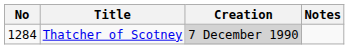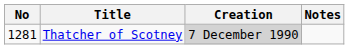(22, 34) 1284 -> (22, 34) 1281
